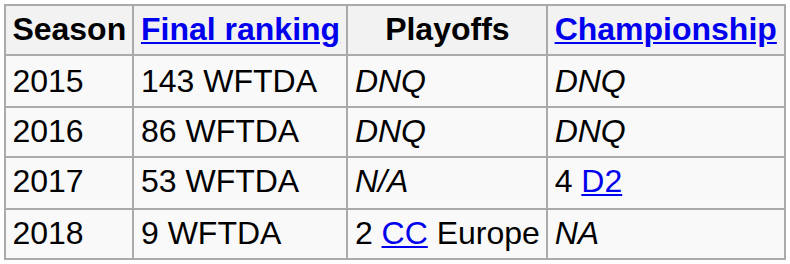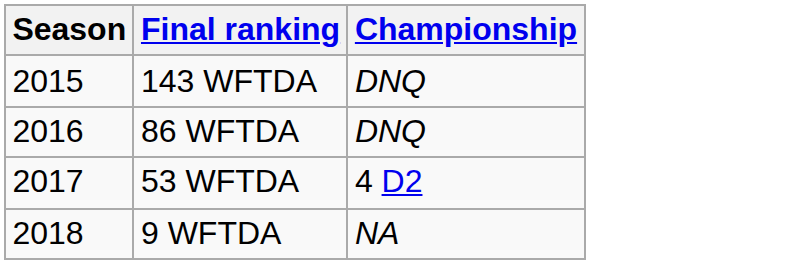- column: (447, 29)
